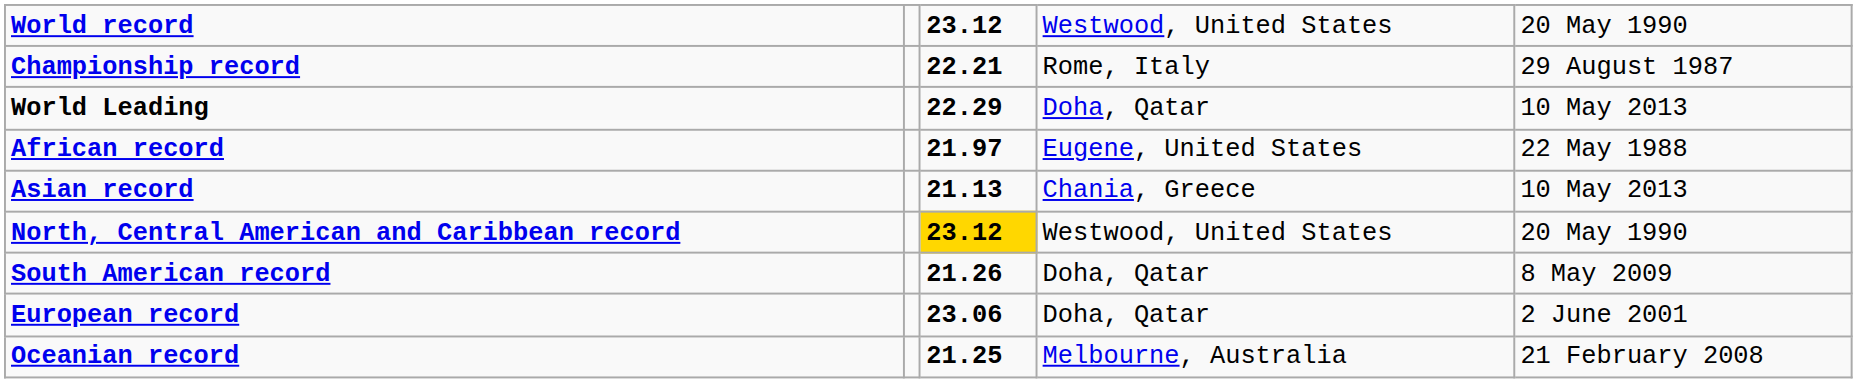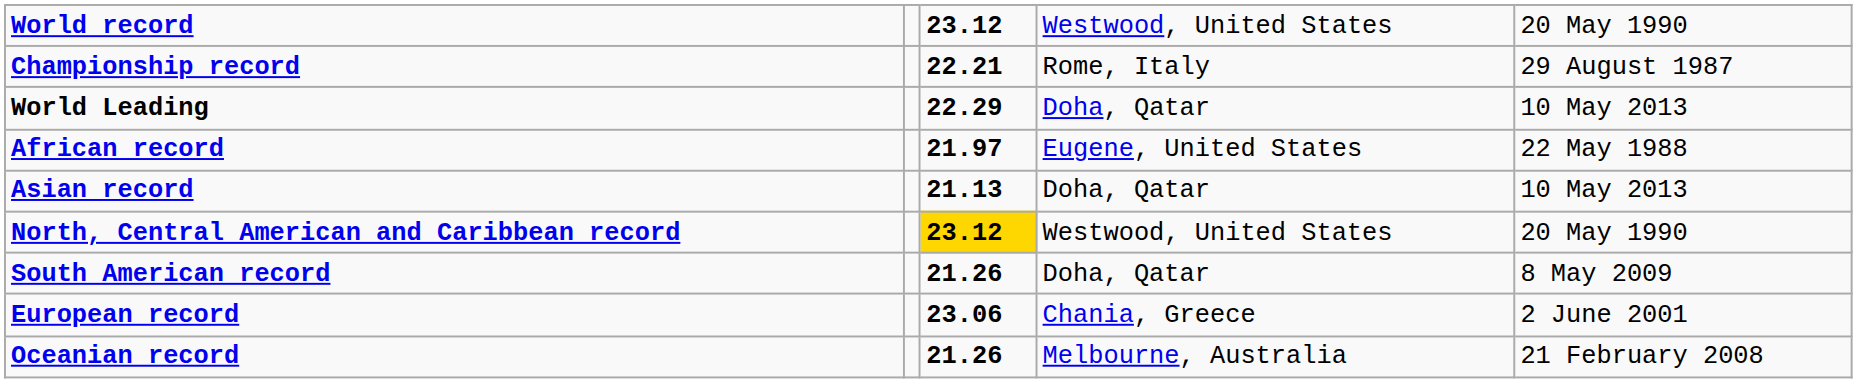(1149, 191) Chania, Greece -> (1126, 191) Doha, Qatar
(1126, 315) Doha, Qatar -> (1149, 315) Chania, Greece
(964, 356) 21.25 -> (964, 356) 21.26
